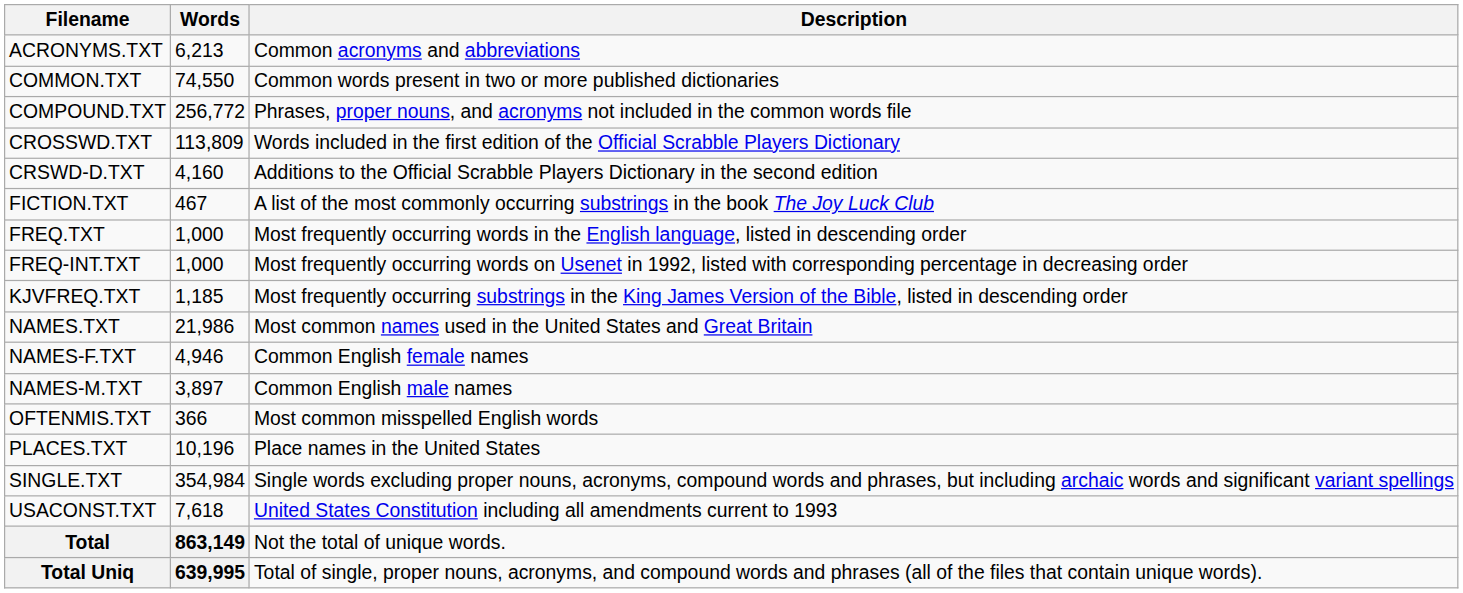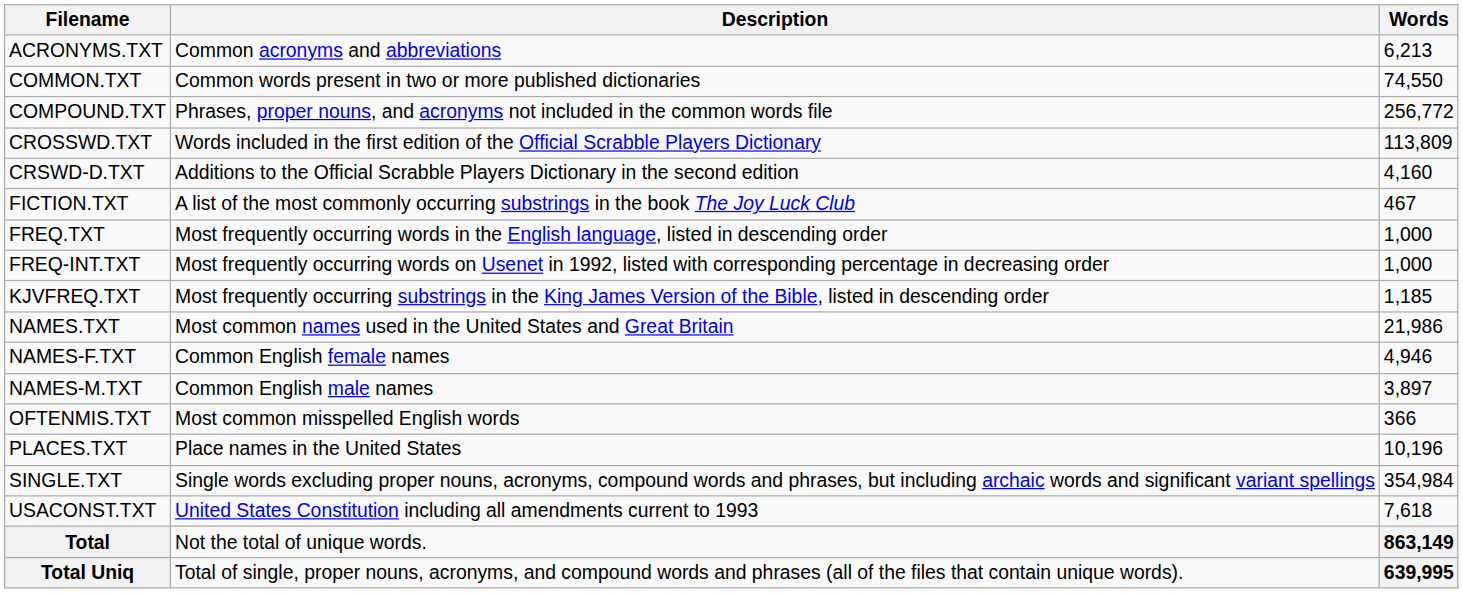columns swapped: (210, 19) <-> (854, 19)
